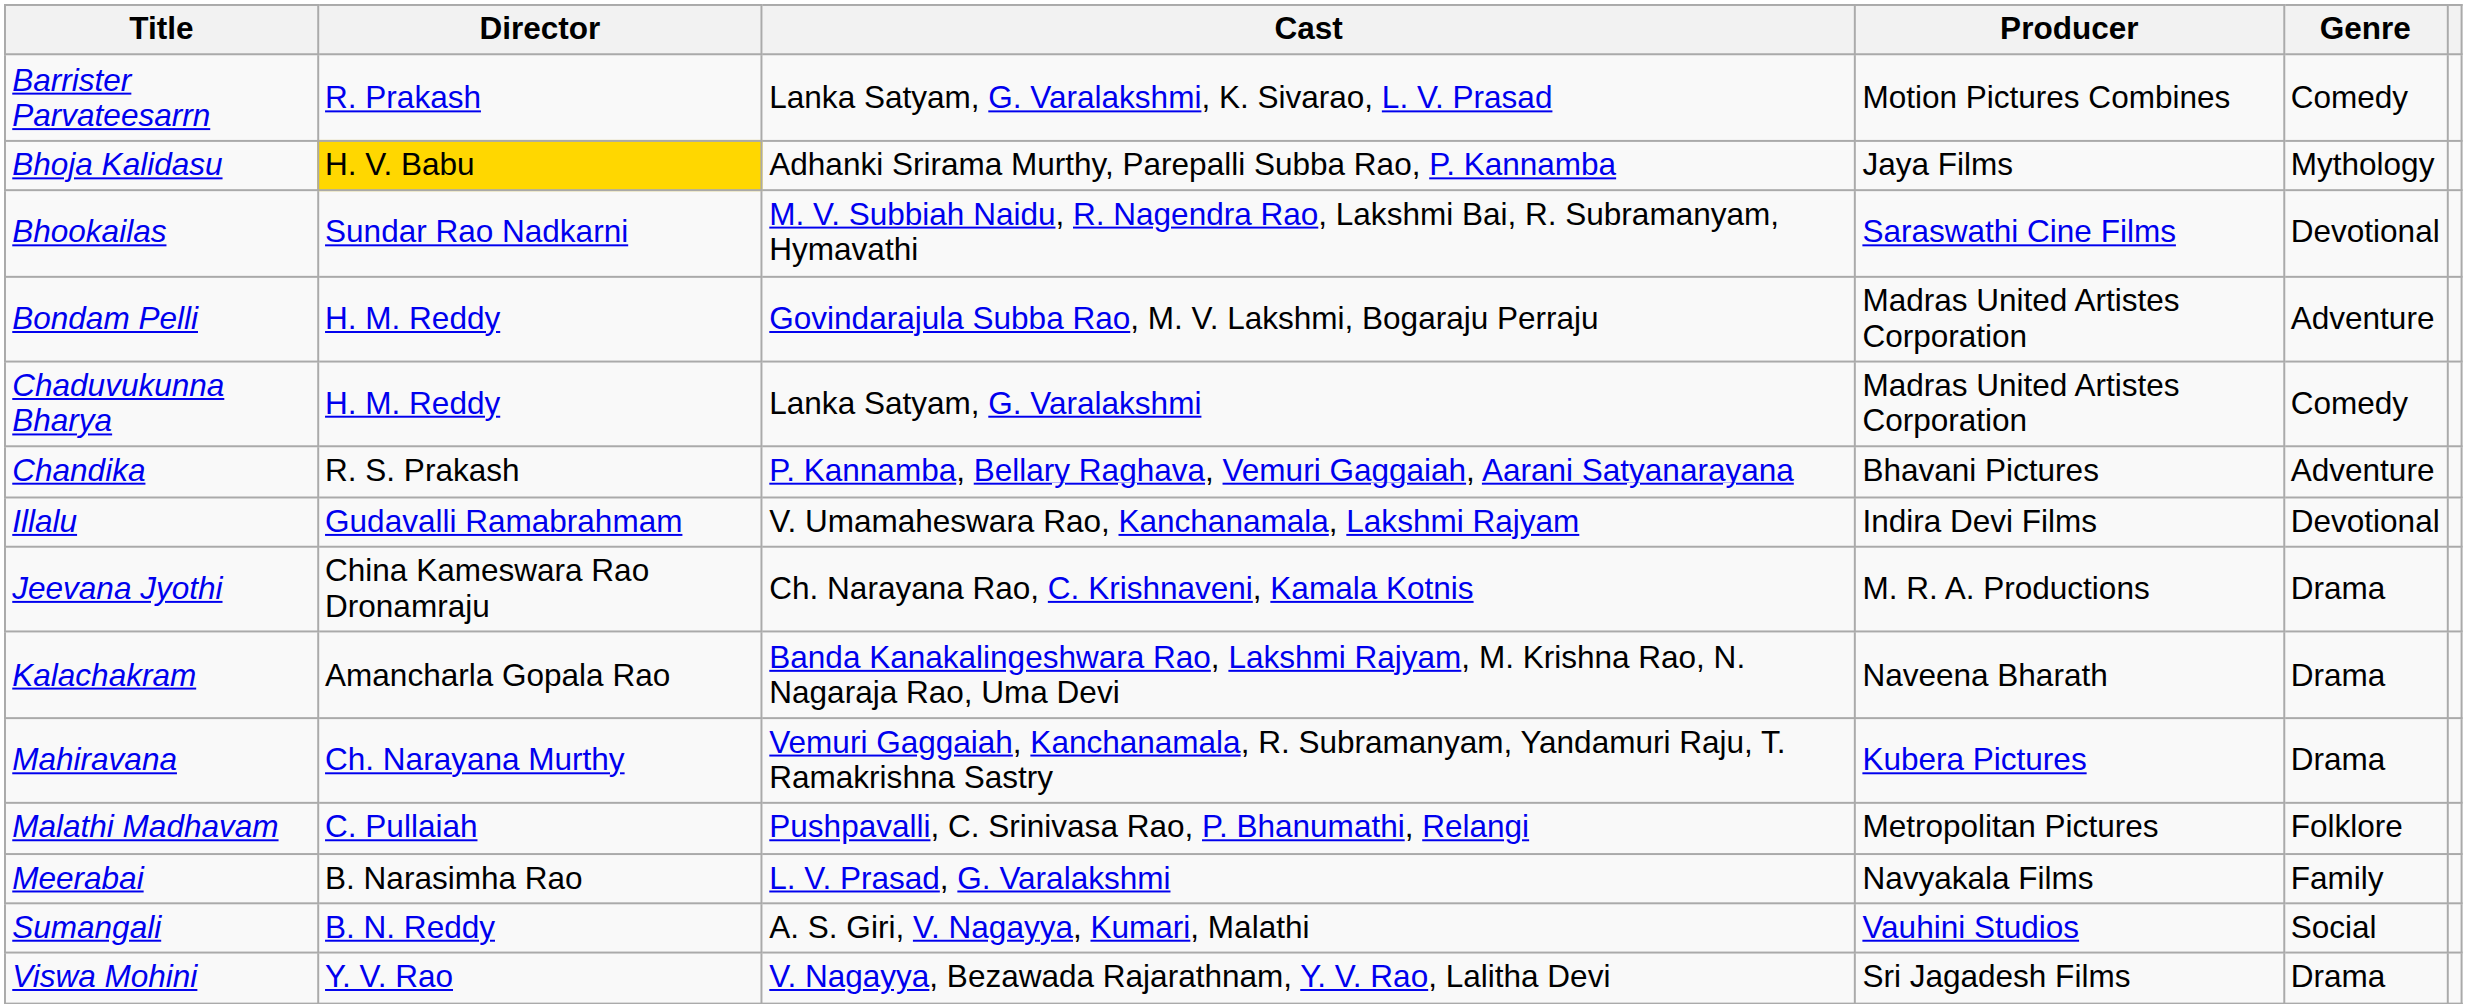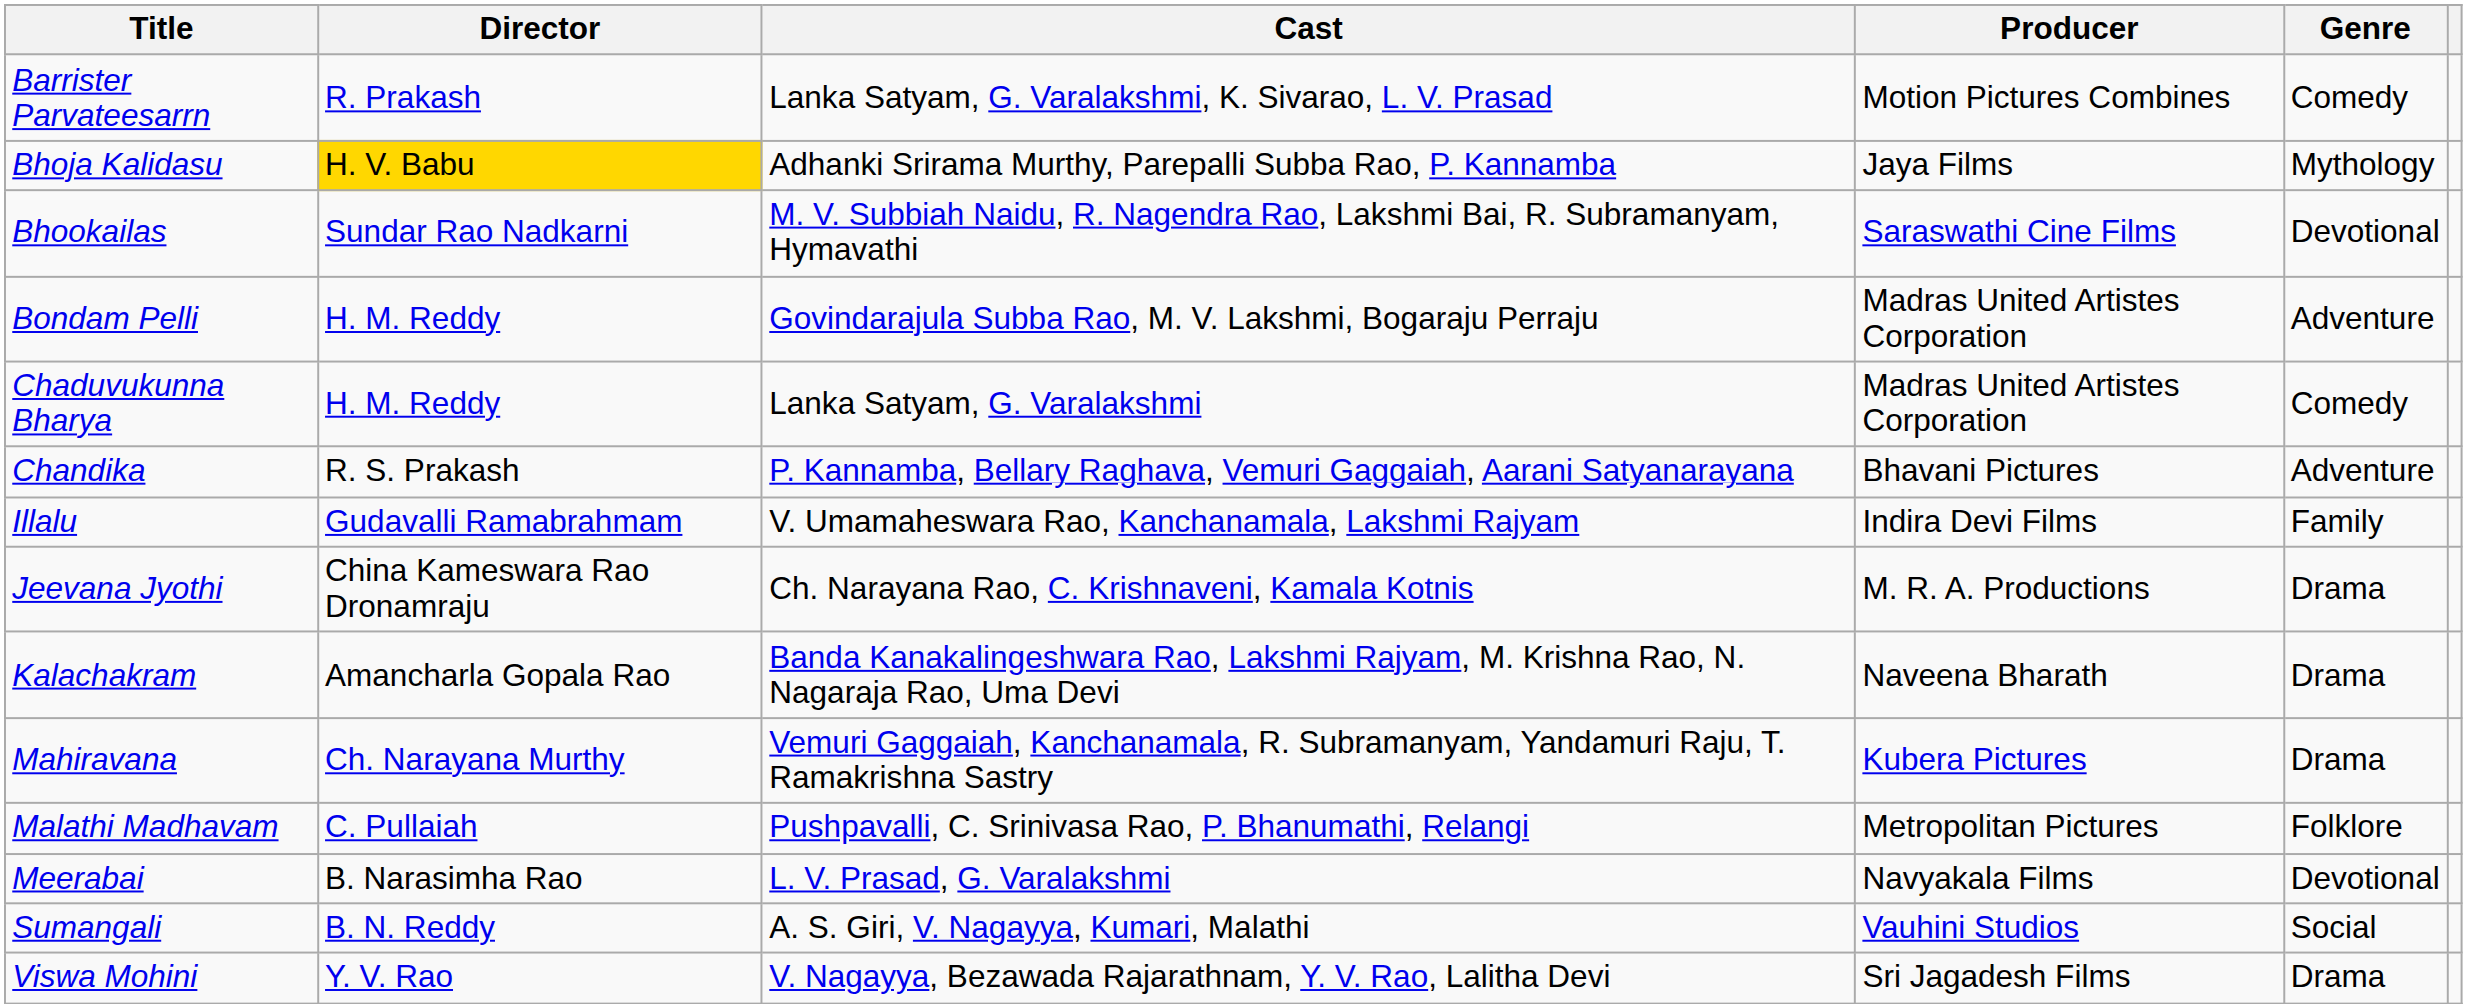(2365, 521) Devotional -> (2337, 521) Family
(2337, 877) Family -> (2365, 877) Devotional
